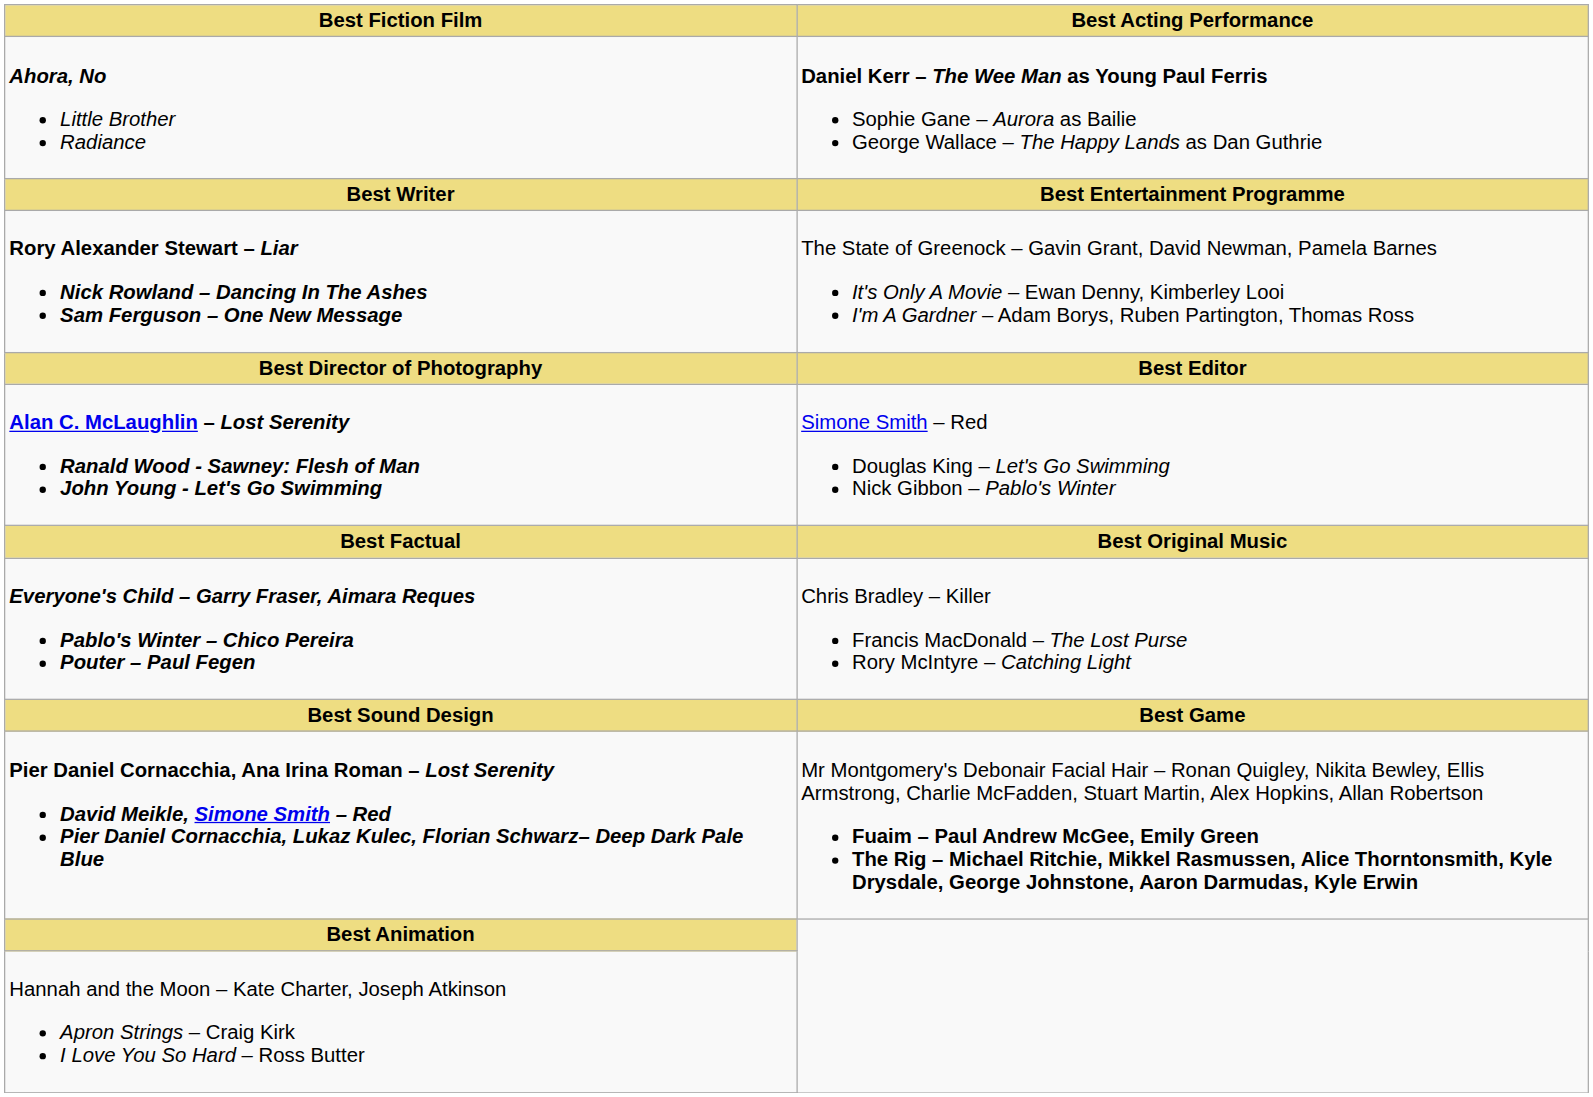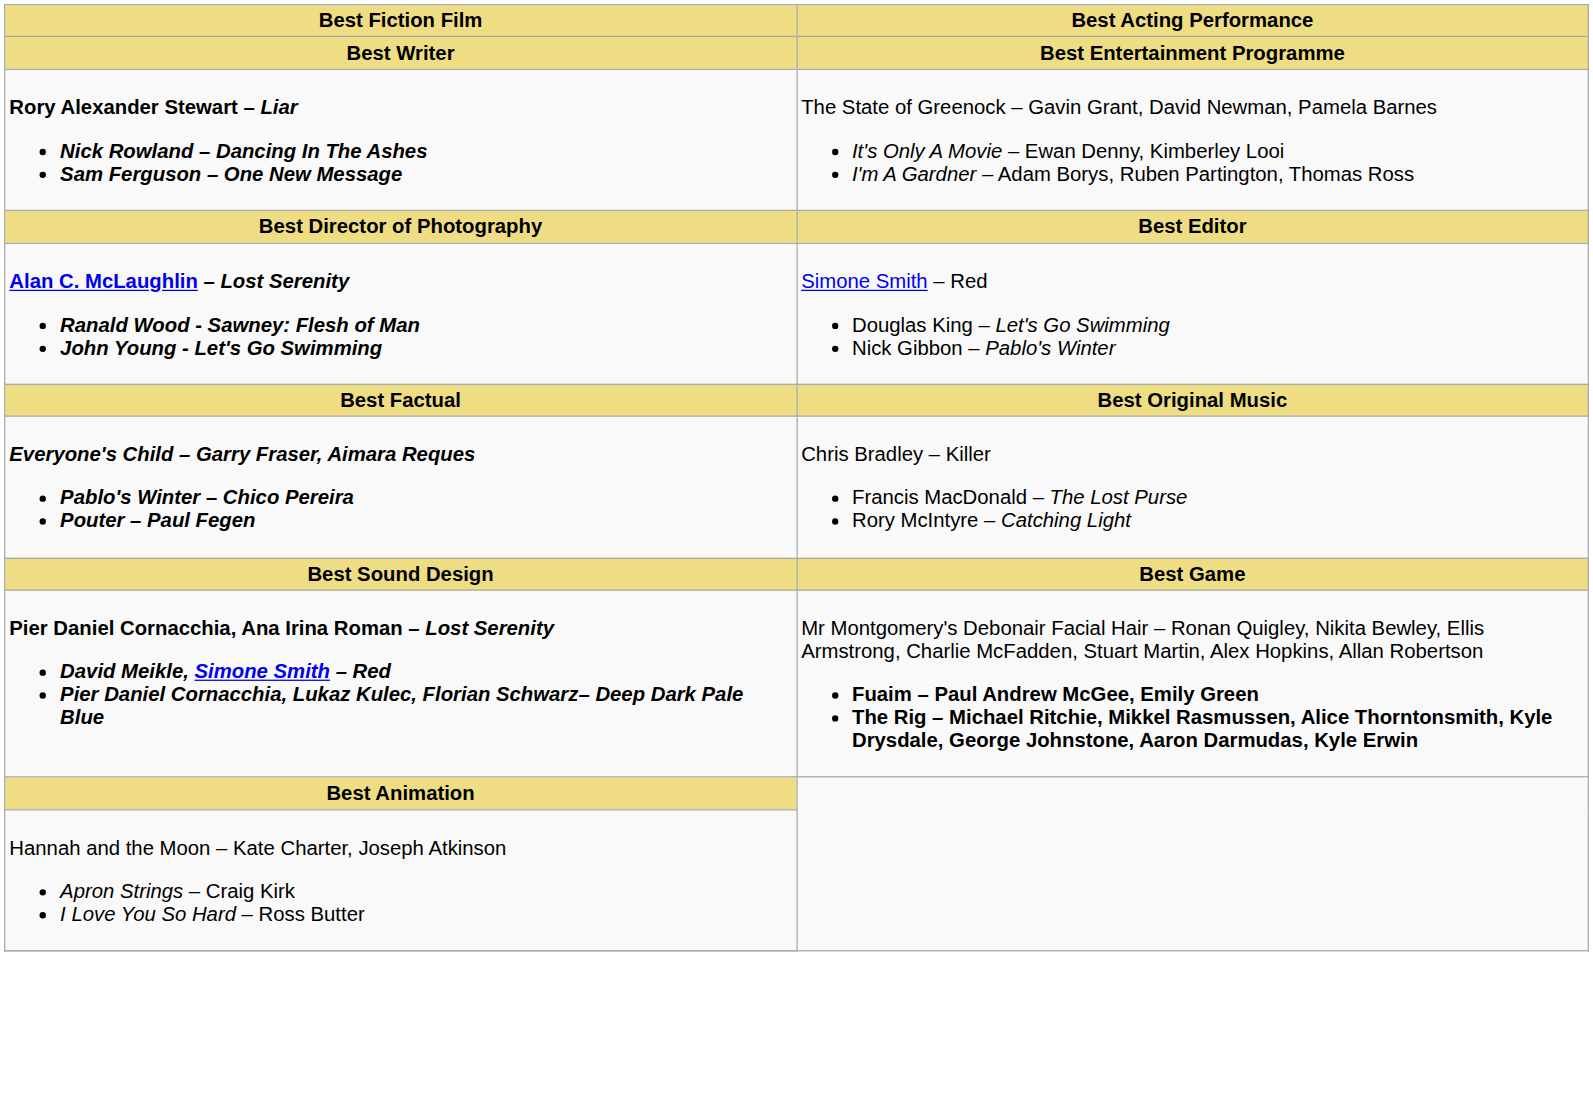- row: (401, 109)
